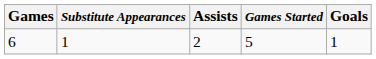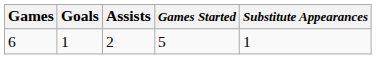columns swapped: (349, 16) <-> (123, 16)
